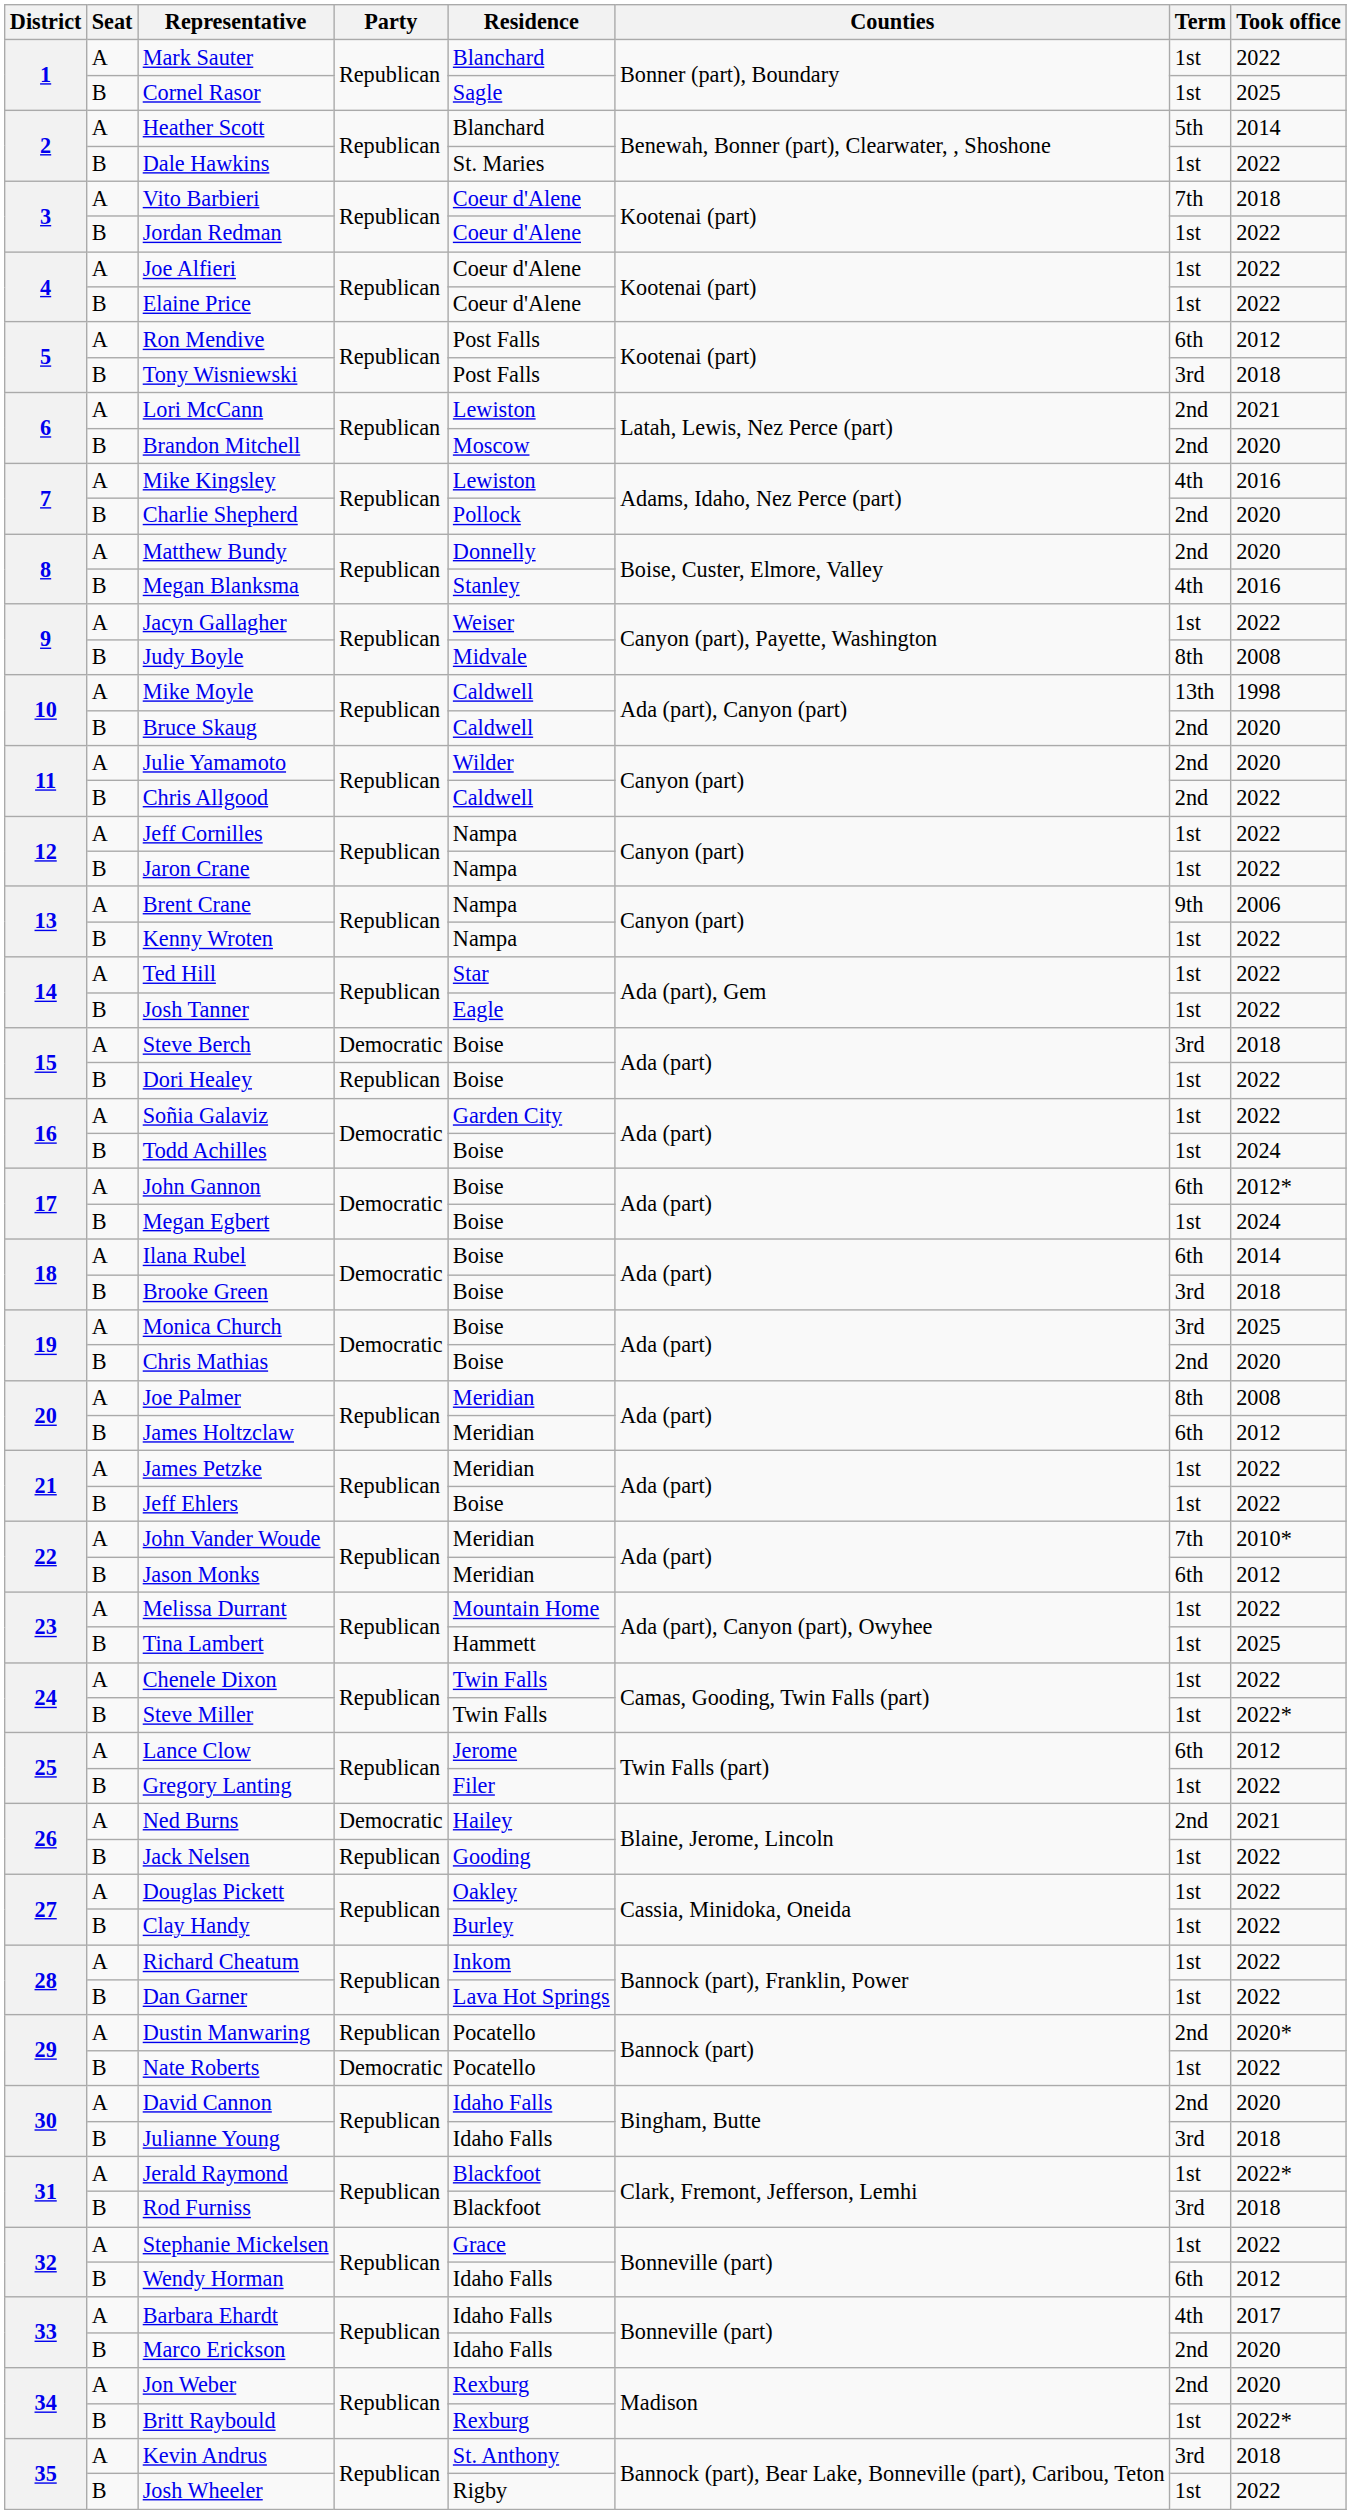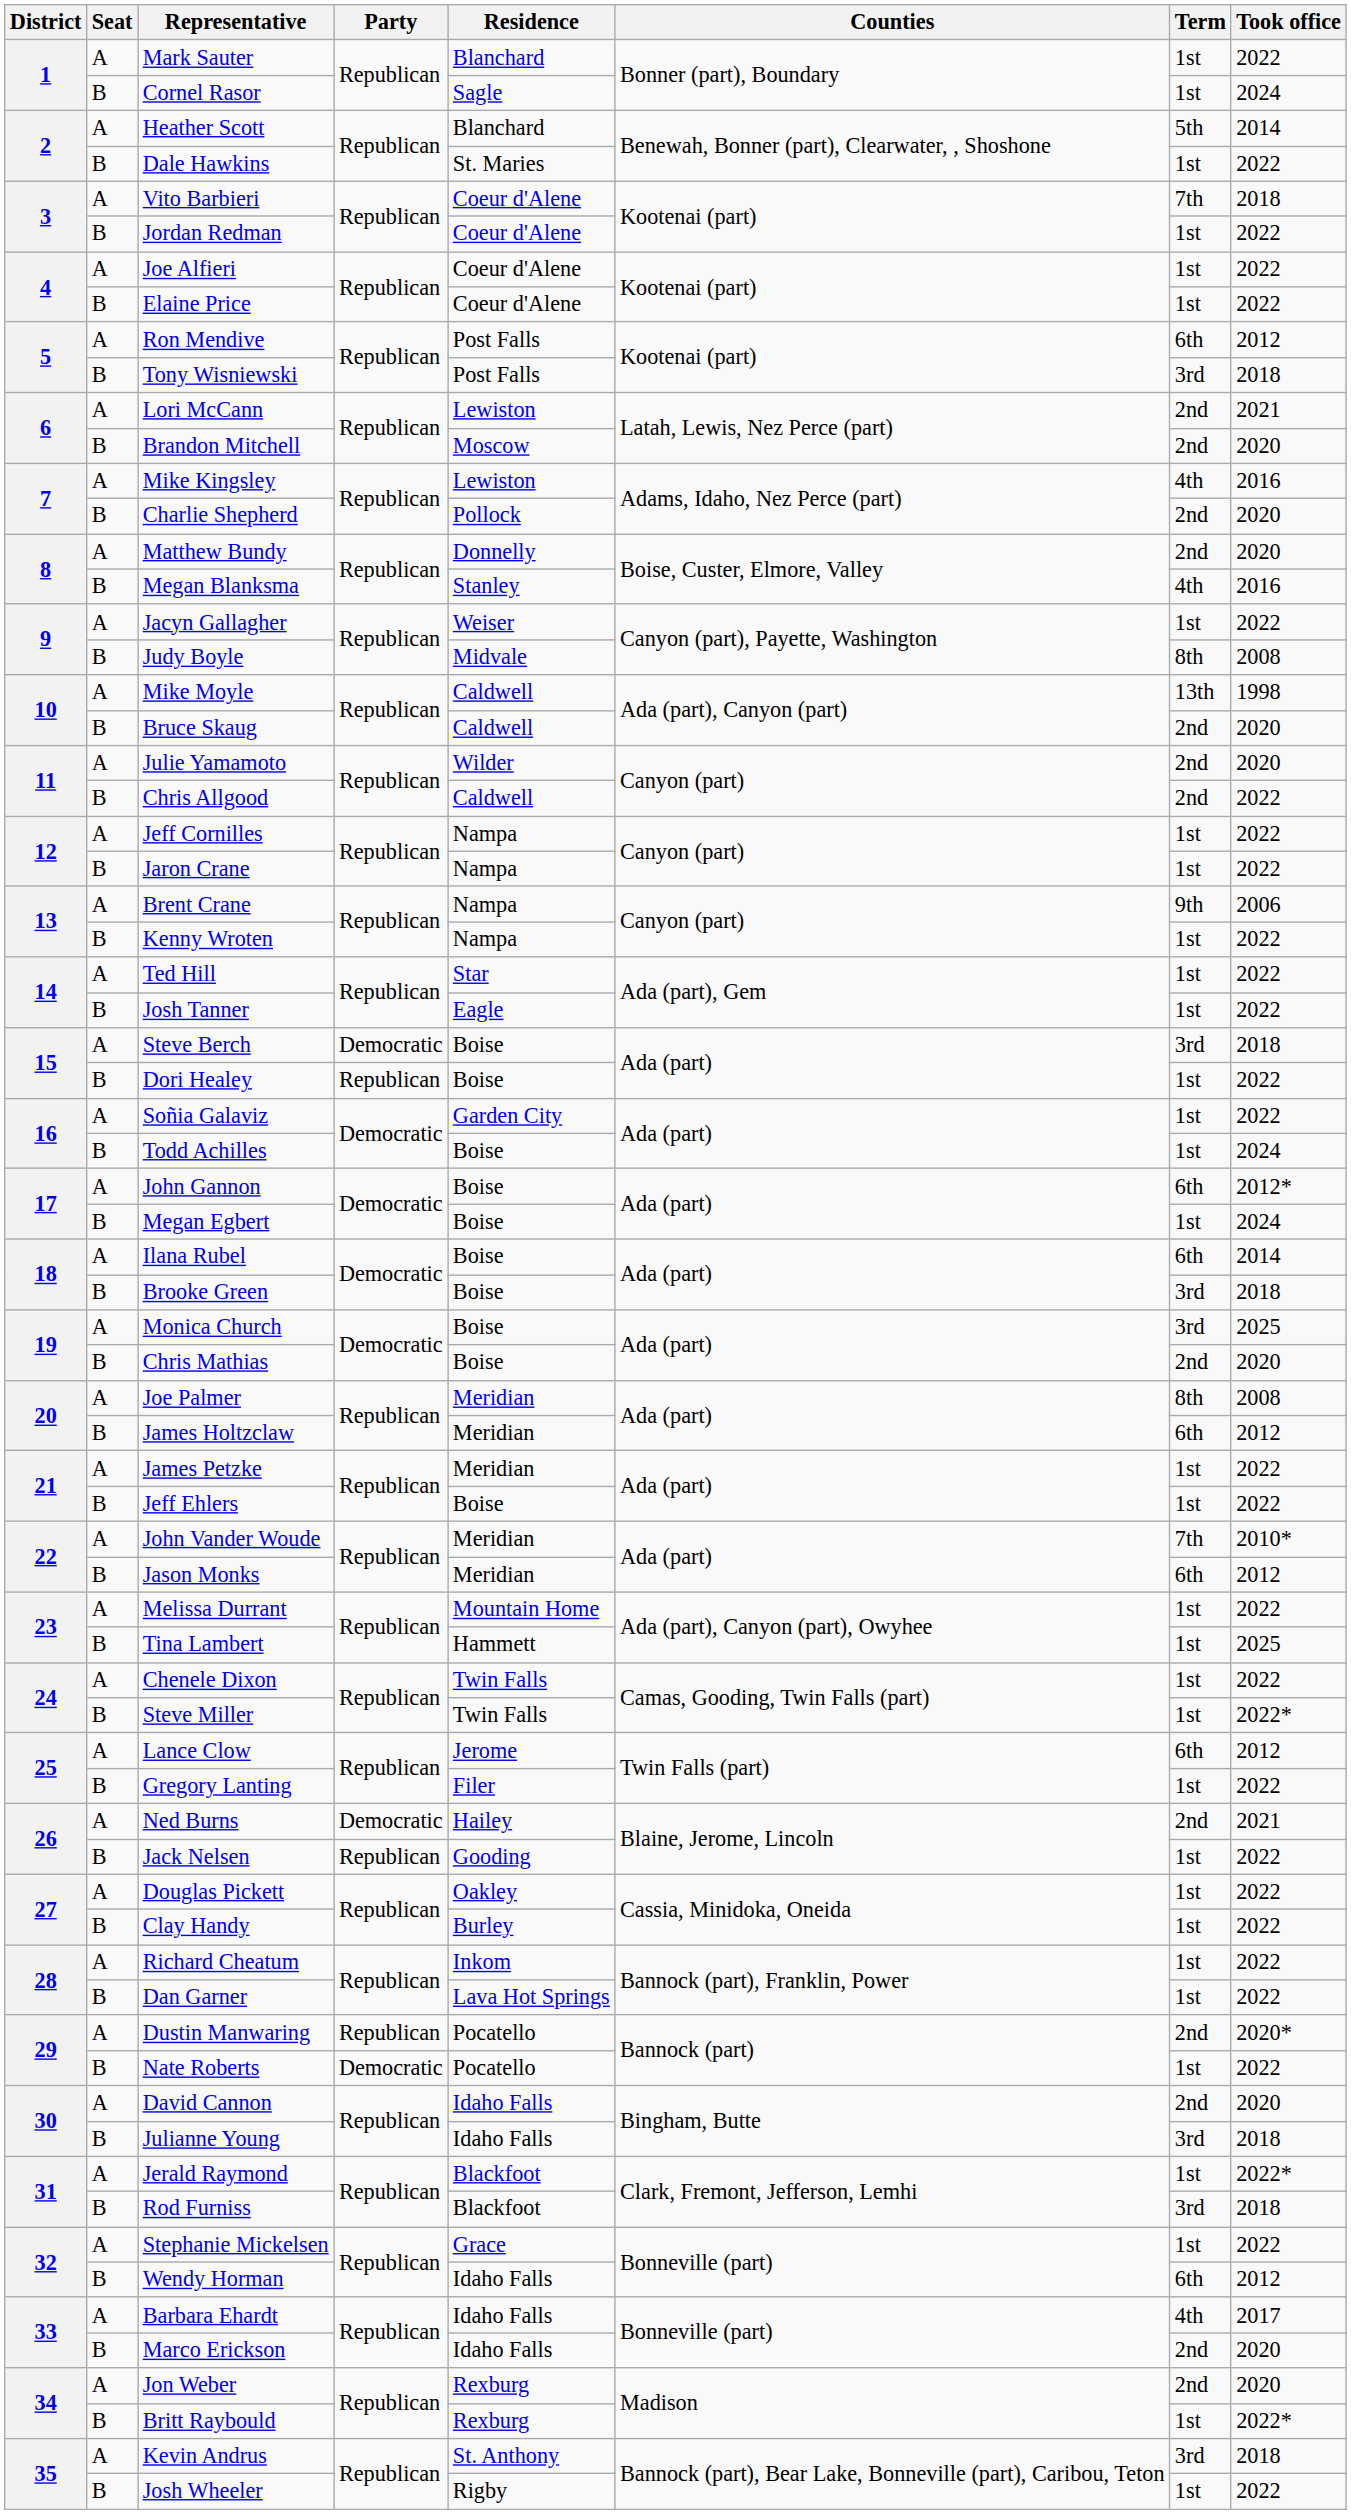(1258, 92) 2025 -> (1258, 92) 2024
